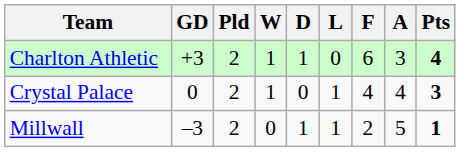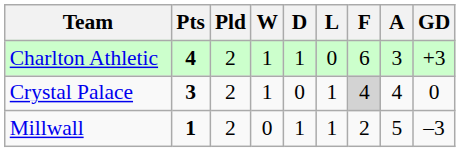columns swapped: (436, 22) <-> (192, 22)
(368, 93) no background -> (364, 93) lightgrey background
